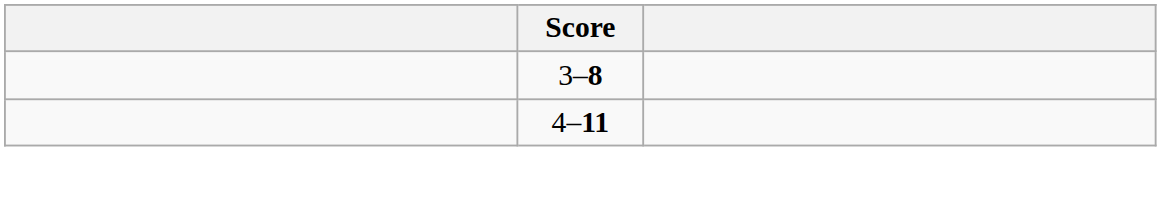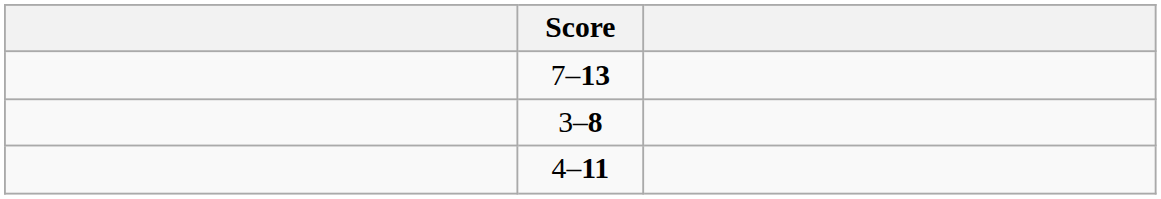+ row: (580, 74)
